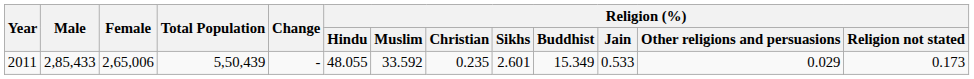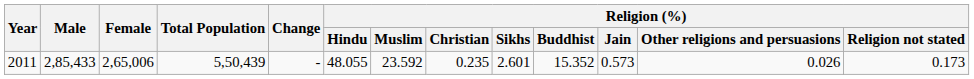(402, 62) 33.592 -> (402, 62) 23.592
(574, 62) 15.349 -> (574, 62) 15.352
(618, 62) 0.533 -> (618, 62) 0.573
(824, 62) 0.029 -> (824, 62) 0.026
